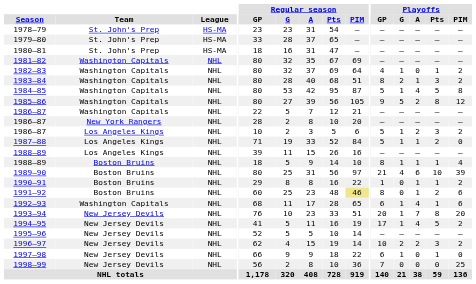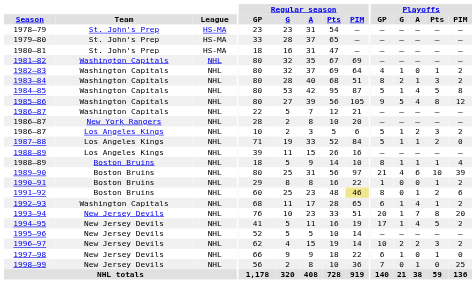(418, 101) 2 -> (418, 101) 4
(418, 182) 1 -> (418, 182) 0
(460, 203) 6 -> (460, 203) 2
(418, 264) 0 -> (418, 264) 1
